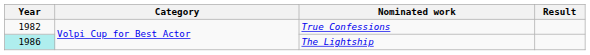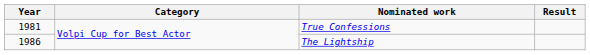(30, 27) 1982 -> (30, 27) 1981
(30, 42) paleturquoise background -> (30, 42) no background
